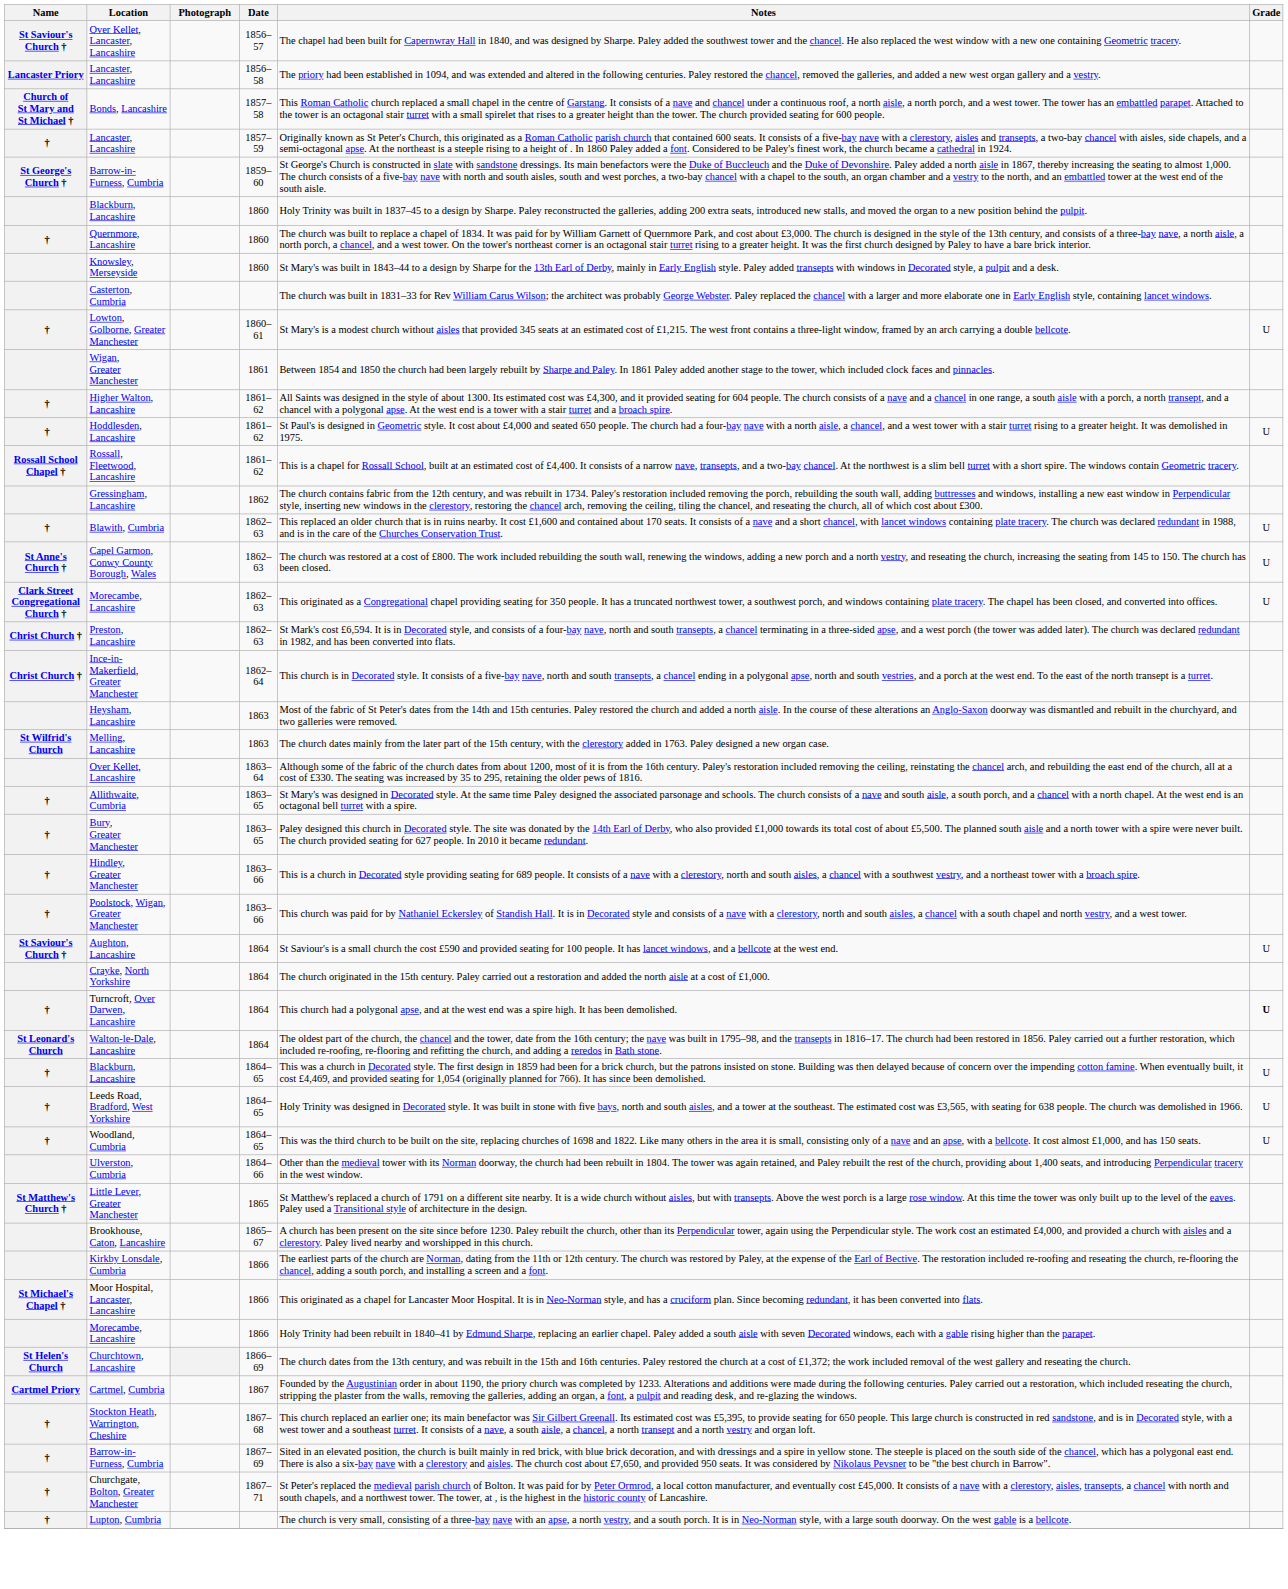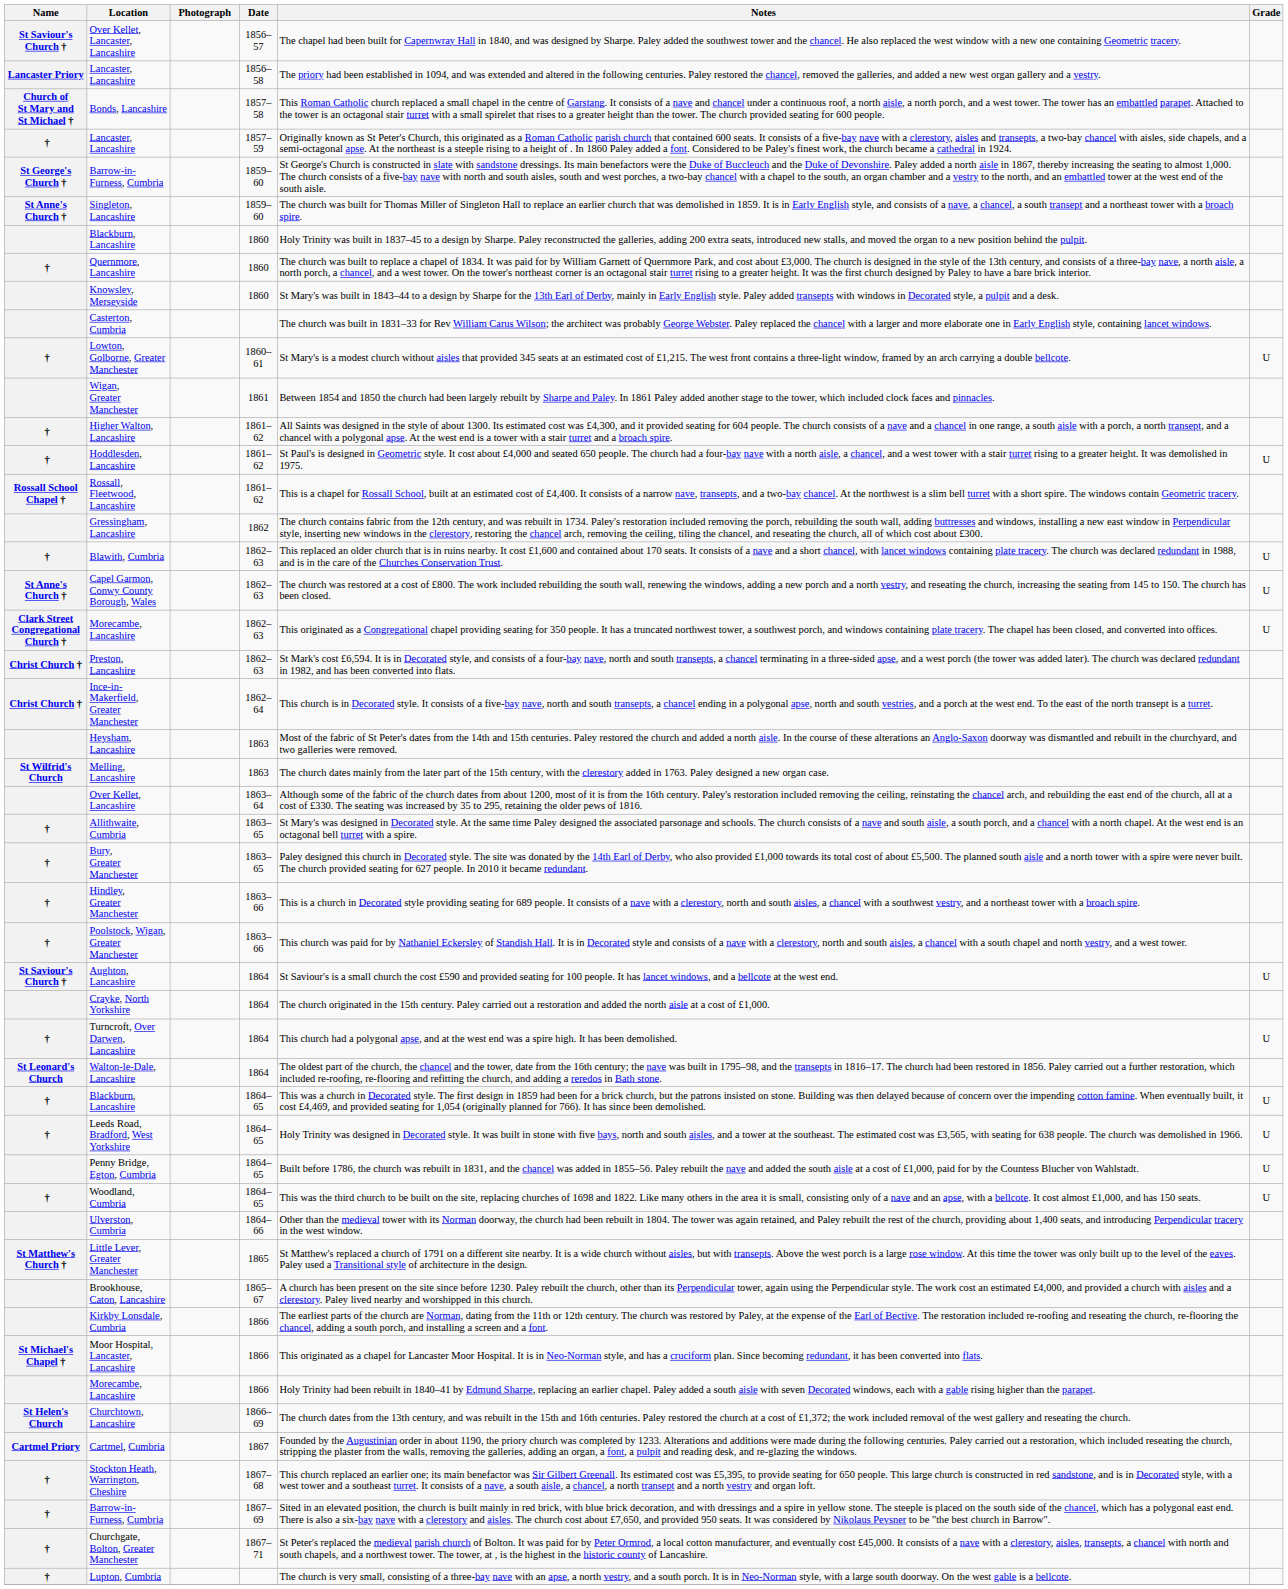+ row: (112, 211)
(1266, 1010) bold -> (1266, 1038) normal
+ row: (123, 1169)
